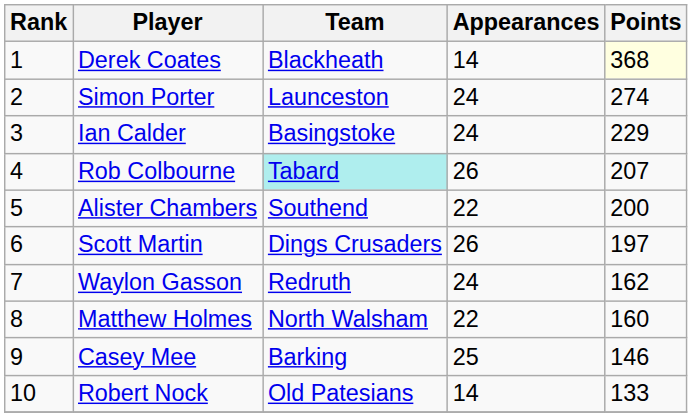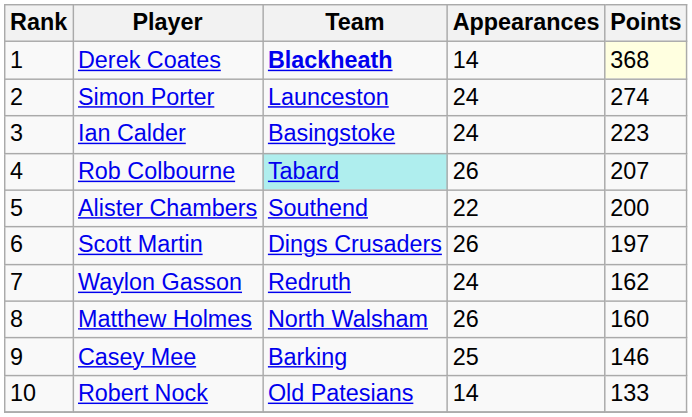(326, 60) normal -> (330, 60) bold
(630, 134) 229 -> (630, 134) 223
(466, 319) 22 -> (466, 319) 26
